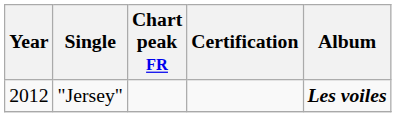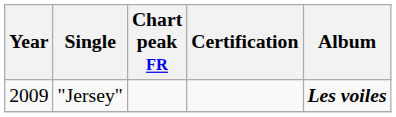(29, 95) 2012 -> (29, 95) 2009
